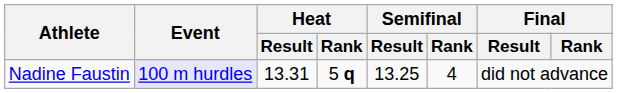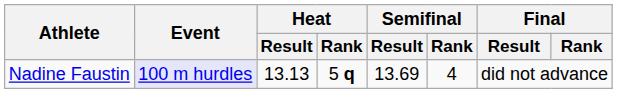(287, 75) 13.31 -> (287, 75) 13.13
(397, 75) 13.25 -> (397, 75) 13.69
